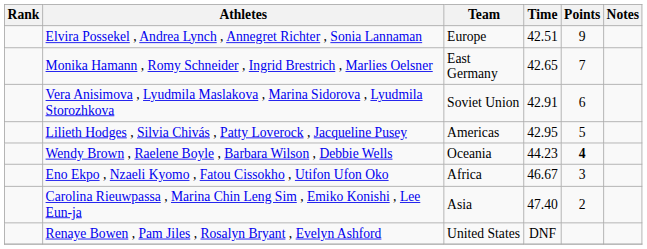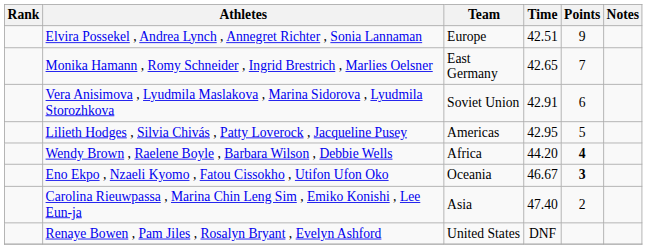(469, 153) Oceania -> (464, 153) Africa
(543, 153) 44.23 -> (543, 153) 44.20
(464, 175) Africa -> (469, 175) Oceania
(582, 175) normal -> (582, 175) bold
